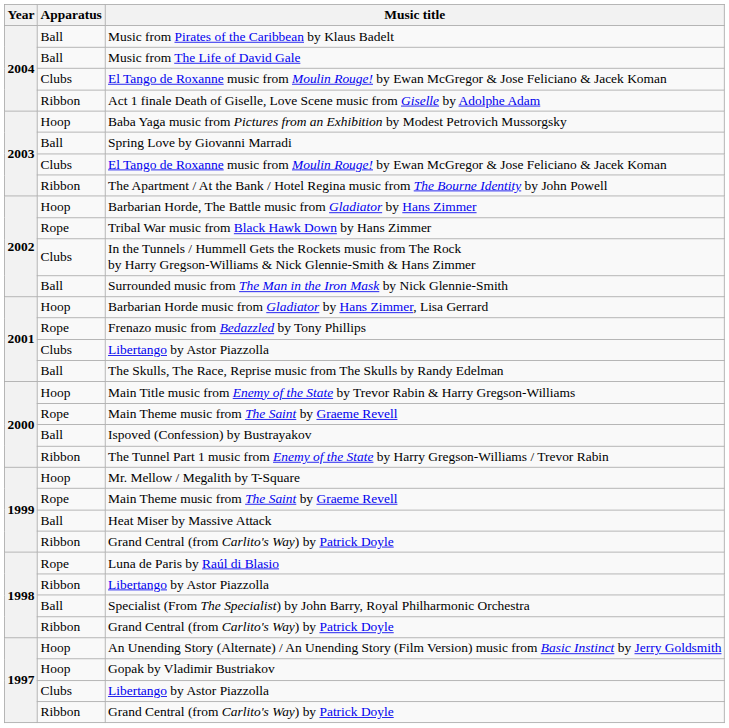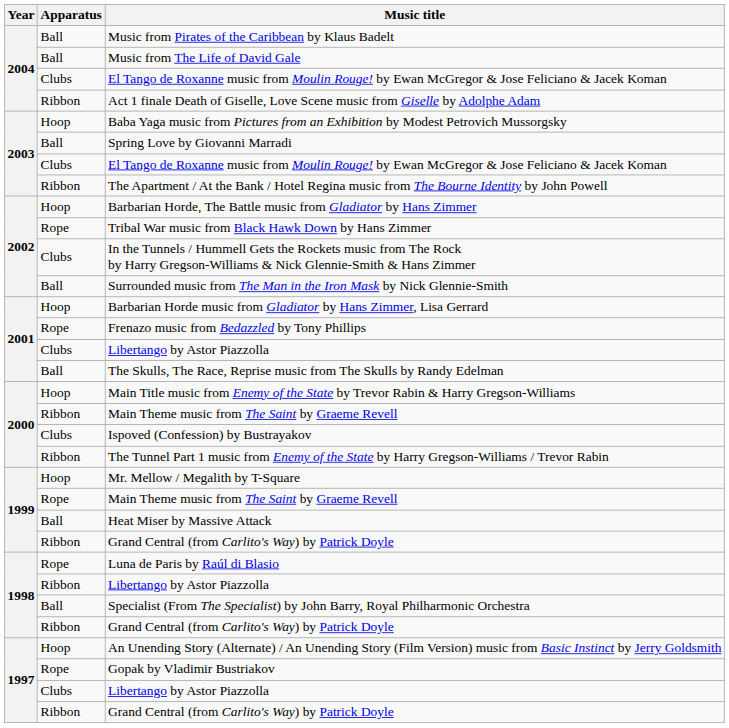(55, 413) Rope -> (60, 413) Ribbon
(52, 435) Ball -> (56, 435) Clubs
(56, 669) Hoop -> (55, 669) Rope
